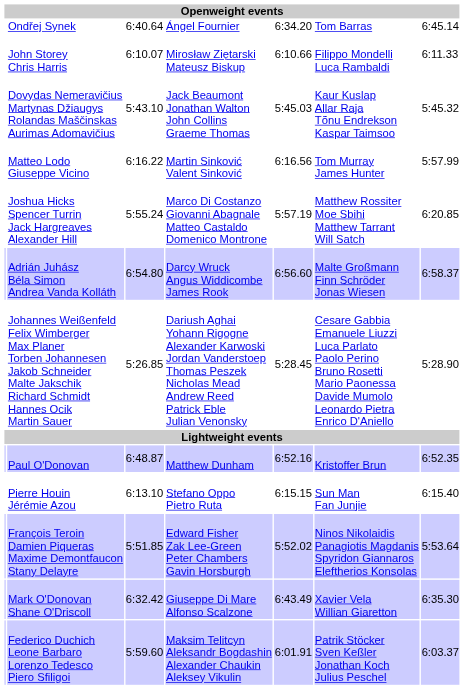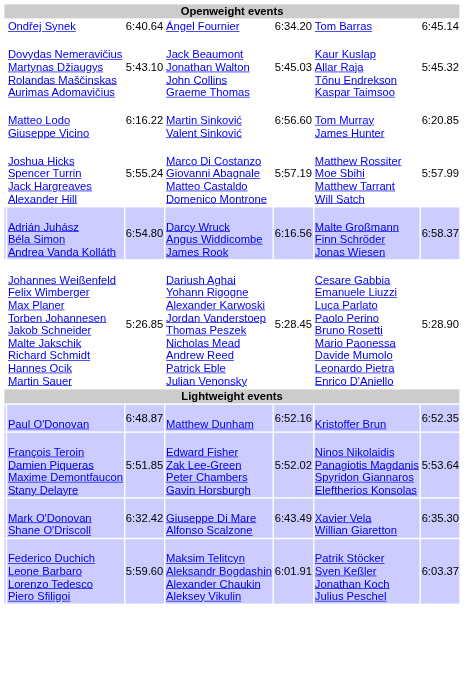- row: (38, 61)
(293, 161) 6:16.56 -> (293, 120) 6:56.60
(440, 161) 5:57.99 -> (440, 120) 6:20.85
(440, 214) 6:20.85 -> (440, 173) 5:57.99
(293, 274) 6:56.60 -> (293, 233) 6:16.56
- row: (42, 499)
